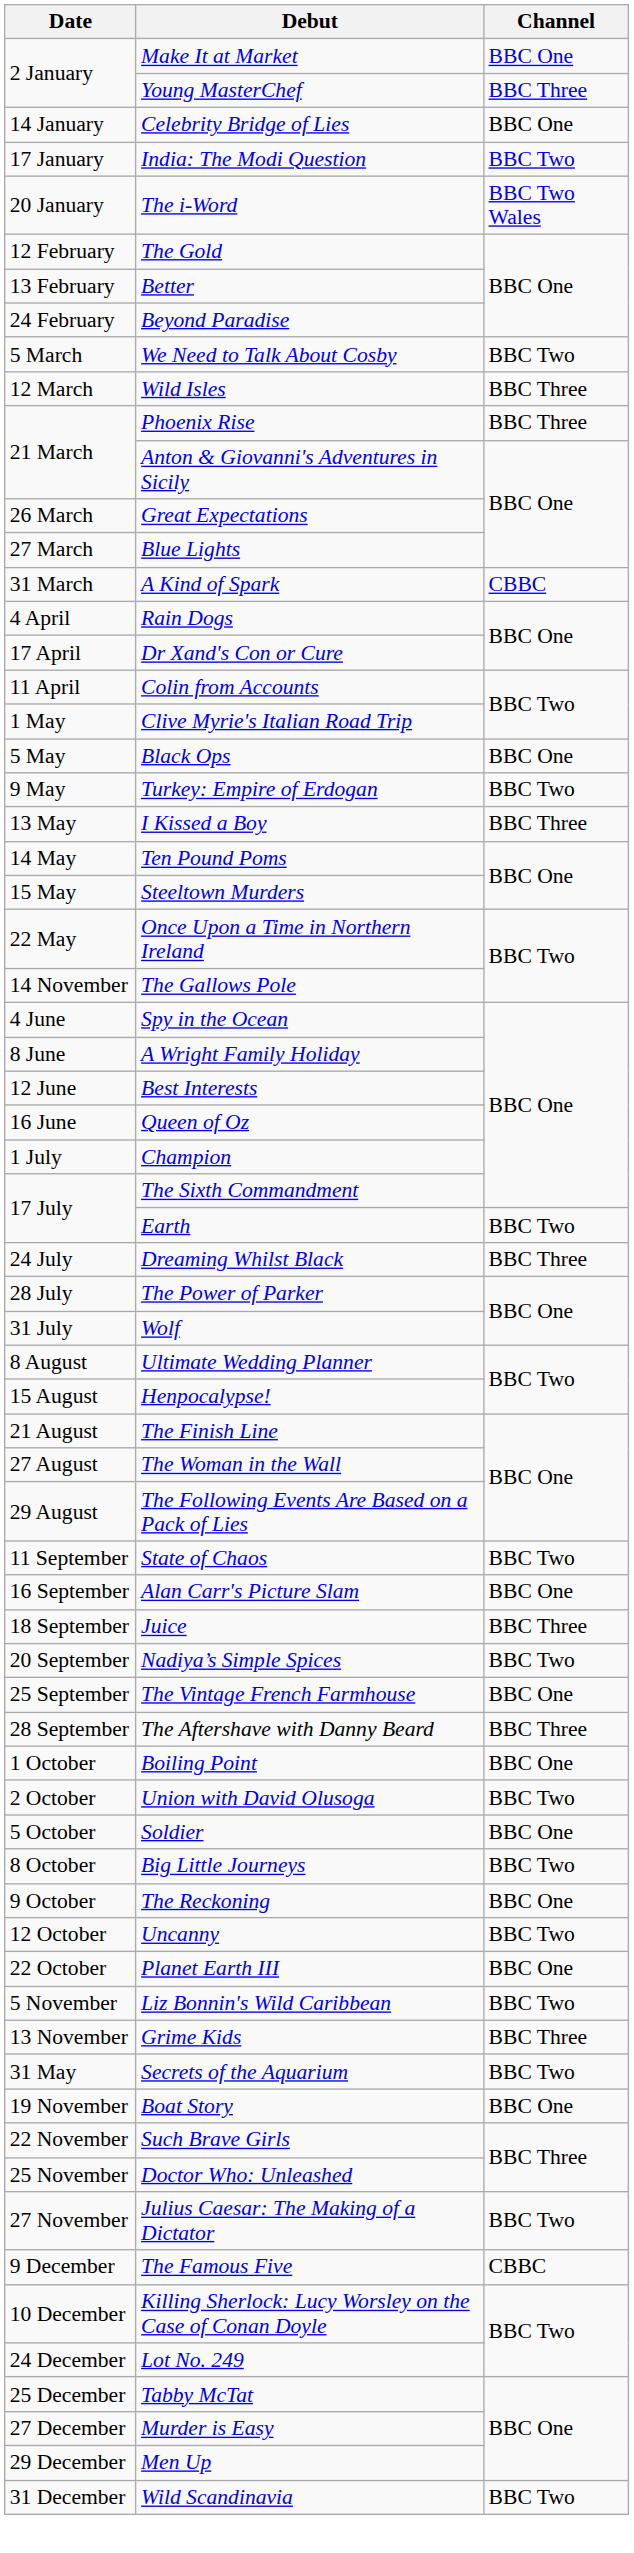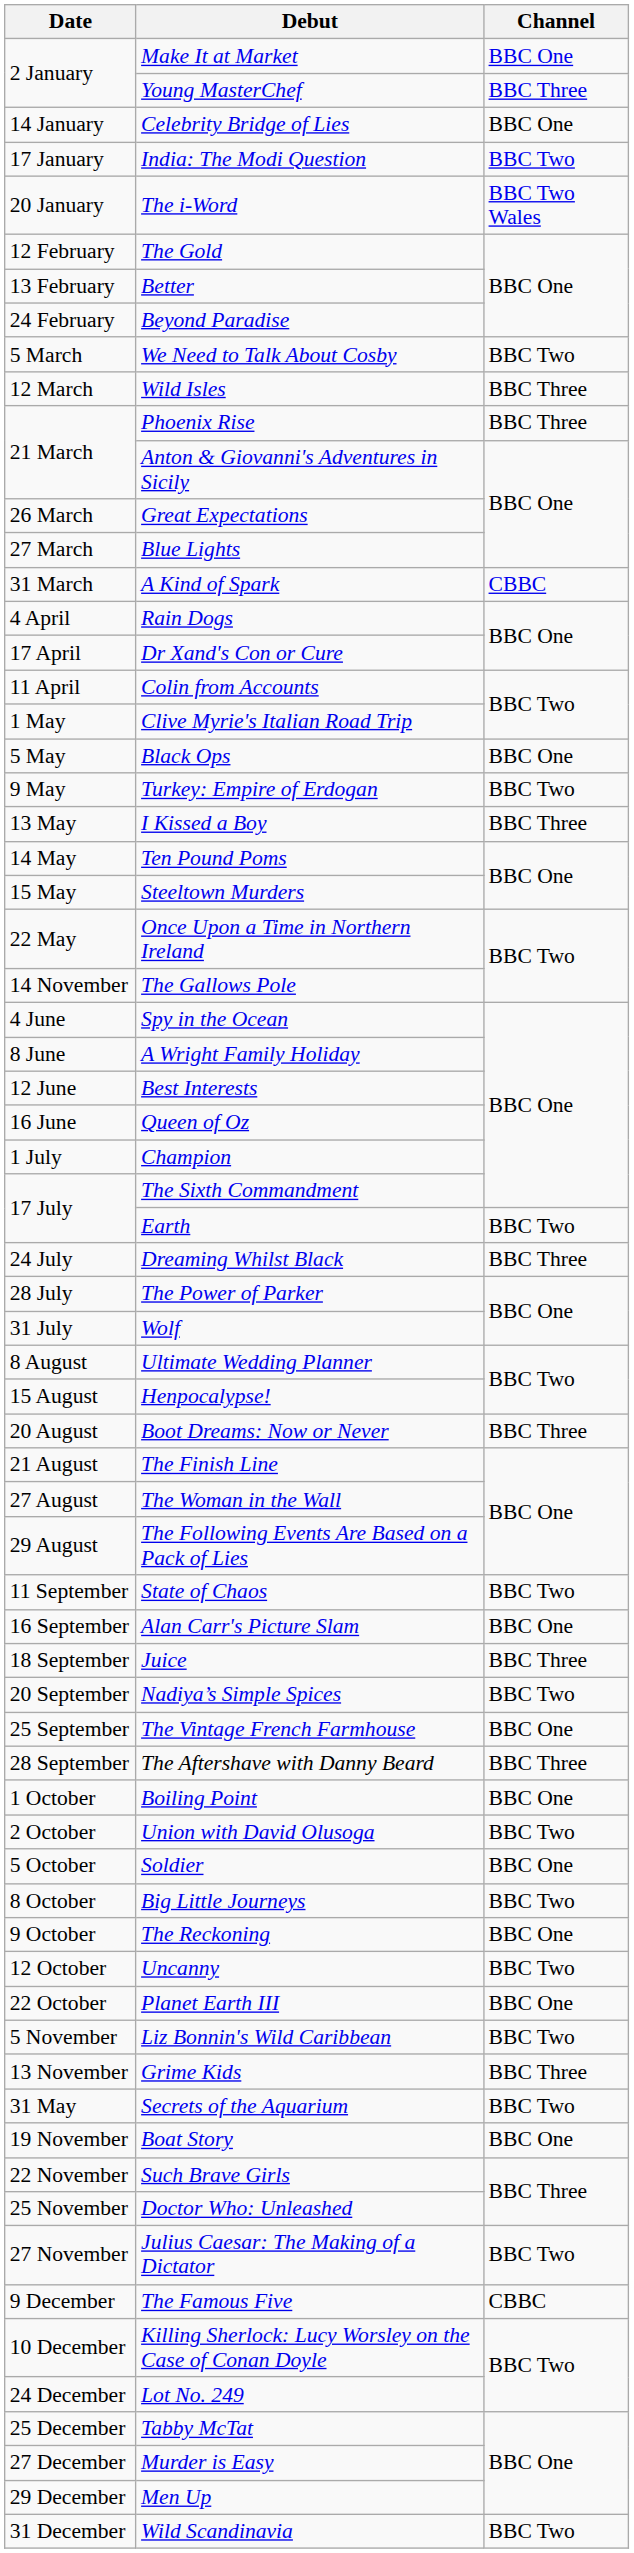+ row: (265, 1430)
